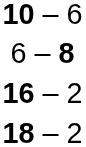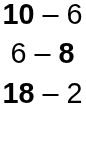- row: (43, 93)
